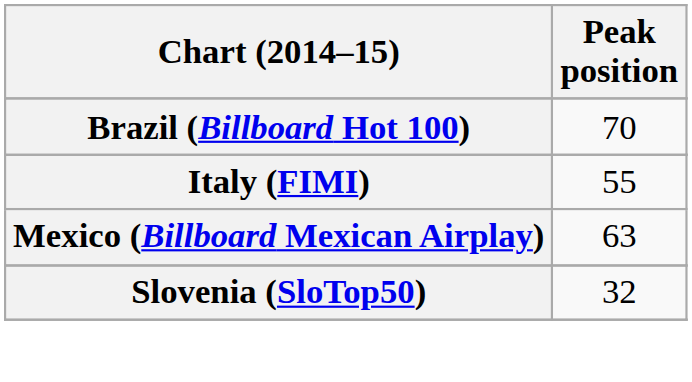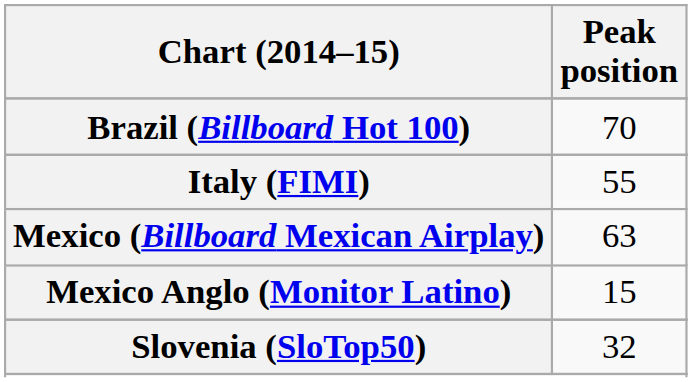+ row: (279, 291)
